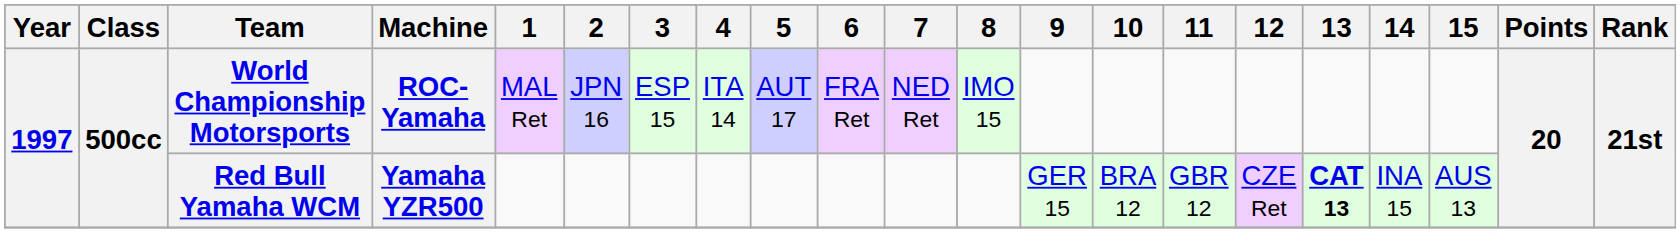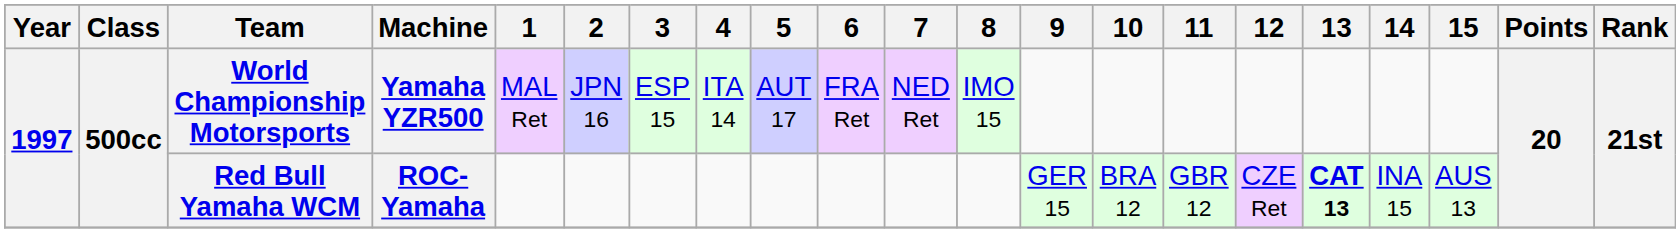(433, 101) ROC-Yamaha -> (433, 101) Yamaha YZR500
(433, 191) Yamaha YZR500 -> (433, 191) ROC-Yamaha
